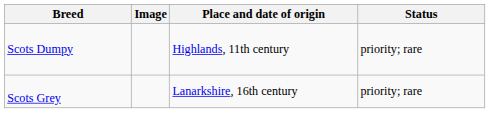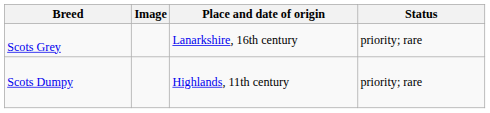rows swapped: (40, 49) <-> (34, 98)
